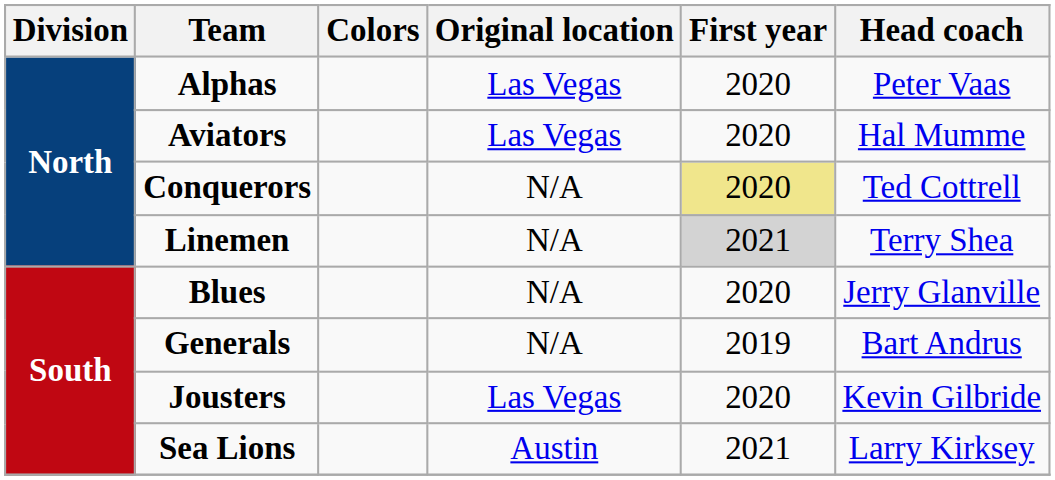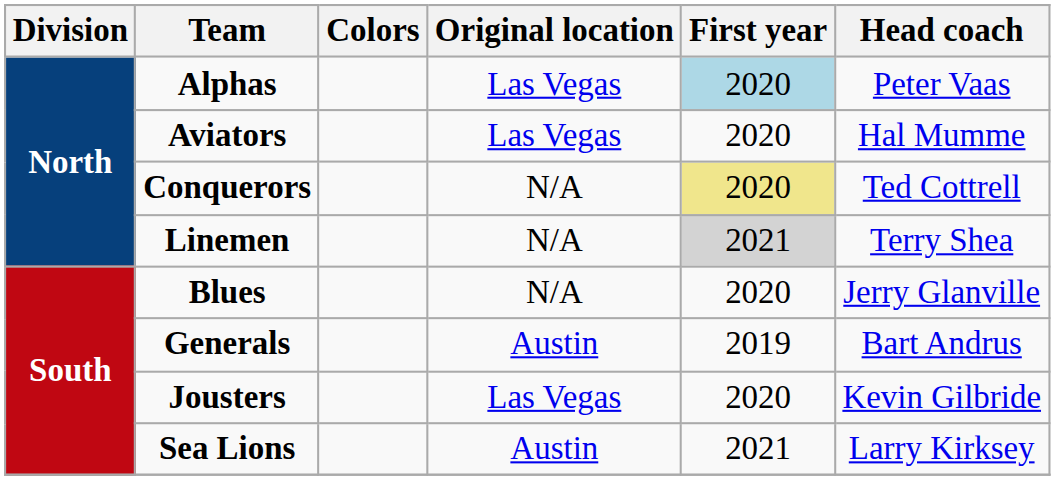(758, 82) no background -> (758, 82) lightblue background
(554, 344) N/A -> (554, 344) Austin
